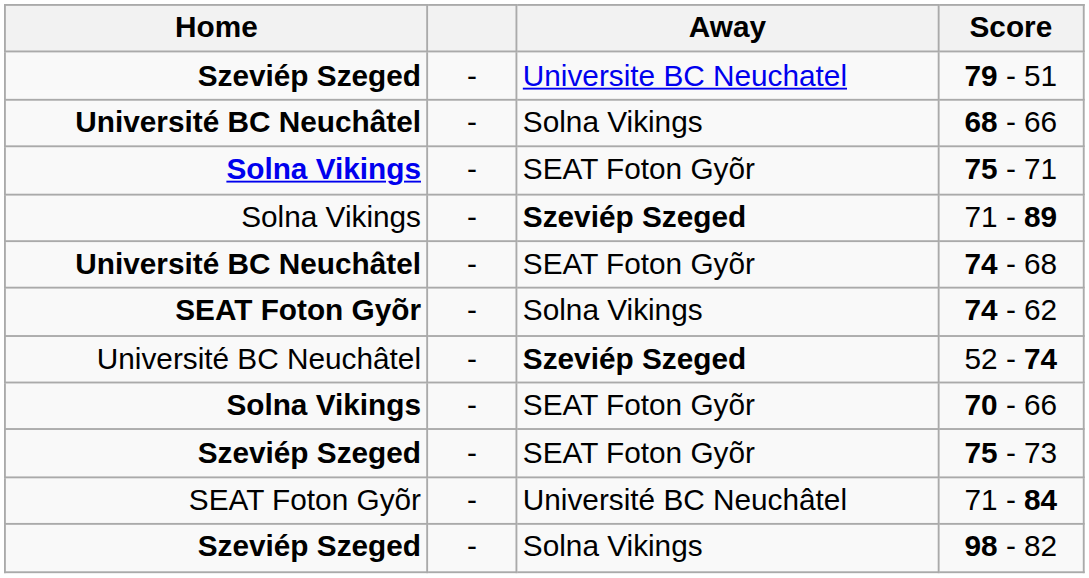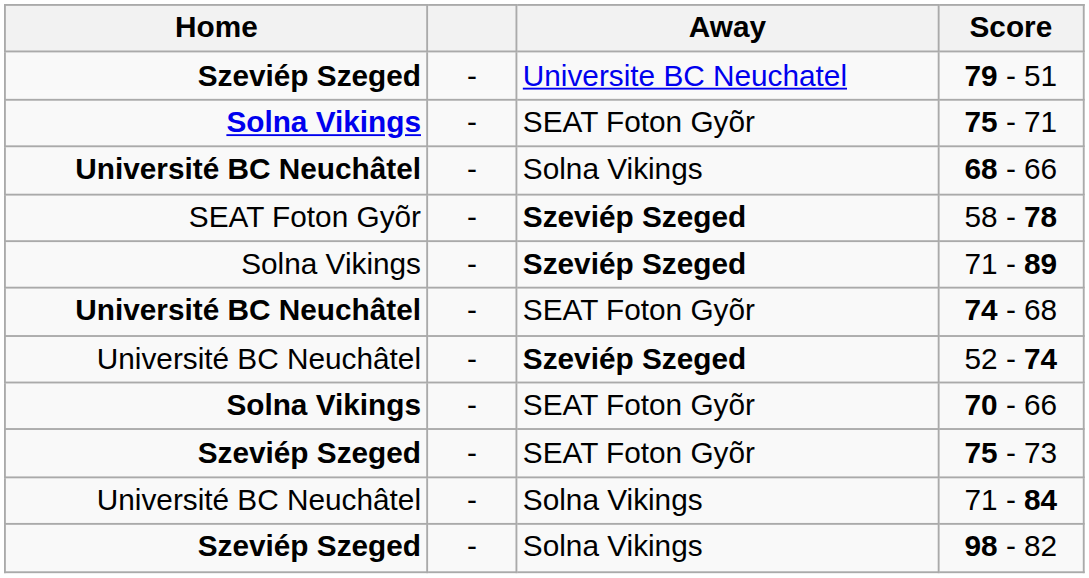rows swapped: (1011, 169) <-> (1011, 122)
+ row: (1011, 216)
- row: (1011, 311)
(305, 500) SEAT Foton Gyõr -> (259, 500) Université BC Neuchâtel
(685, 500) Université BC Neuchâtel -> (613, 500) Solna Vikings
